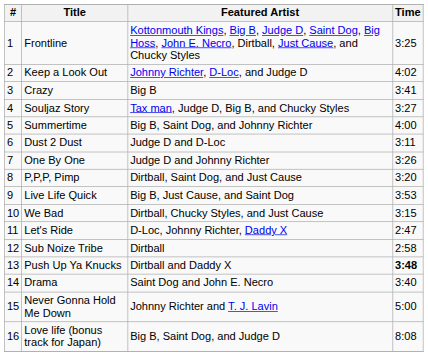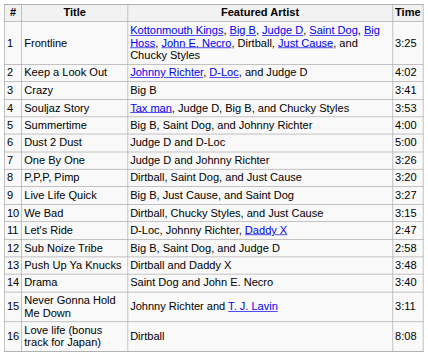(406, 108) 3:27 -> (406, 108) 3:53
(405, 143) 3:11 -> (406, 143) 5:00
(406, 195) 3:53 -> (406, 195) 3:27
(147, 248) Dirtball -> (205, 248) Big B, Saint Dog, and Judge D
(406, 265) bold -> (406, 265) normal
(406, 306) 5:00 -> (405, 306) 3:11
(205, 336) Big B, Saint Dog, and Judge D -> (147, 336) Dirtball
